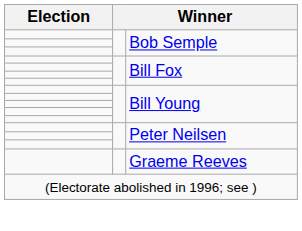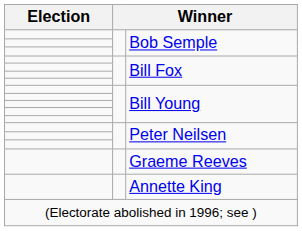+ row: (59, 187)
